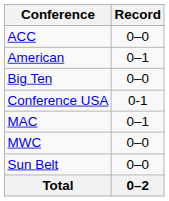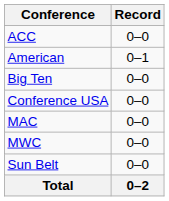(138, 100) 0-1 -> (138, 100) 0–0
(138, 121) 0–1 -> (138, 121) 0–0
